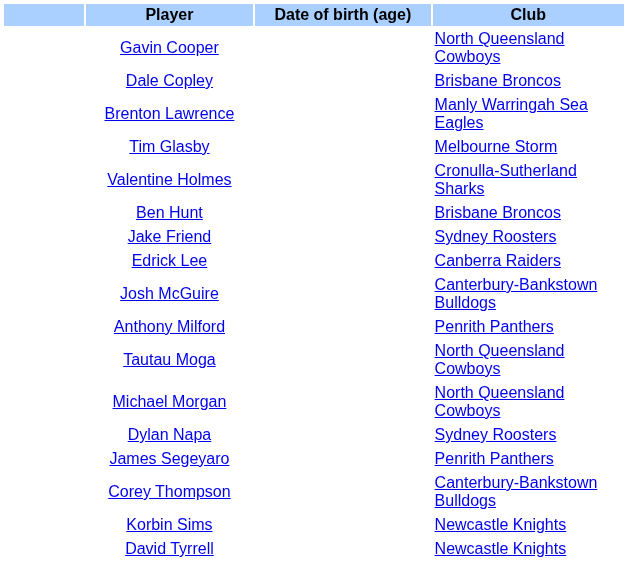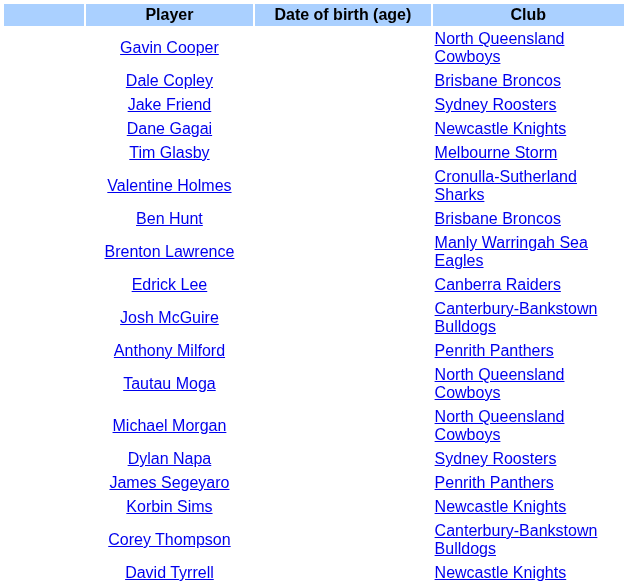rows swapped: (169, 236) <-> (169, 114)
+ row: (169, 128)
rows swapped: (169, 524) <-> (169, 492)
